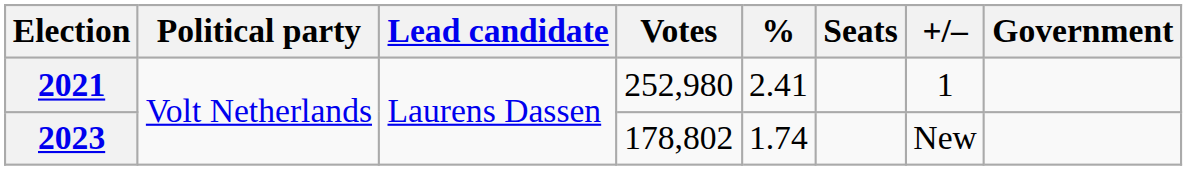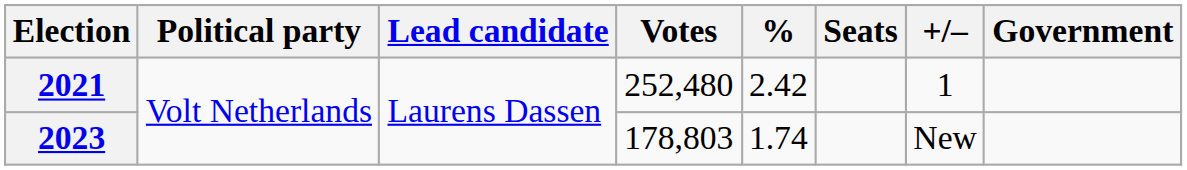(679, 84) 252,980 -> (679, 84) 252,480
(778, 84) 2.41 -> (778, 84) 2.42
(679, 137) 178,802 -> (679, 137) 178,803
